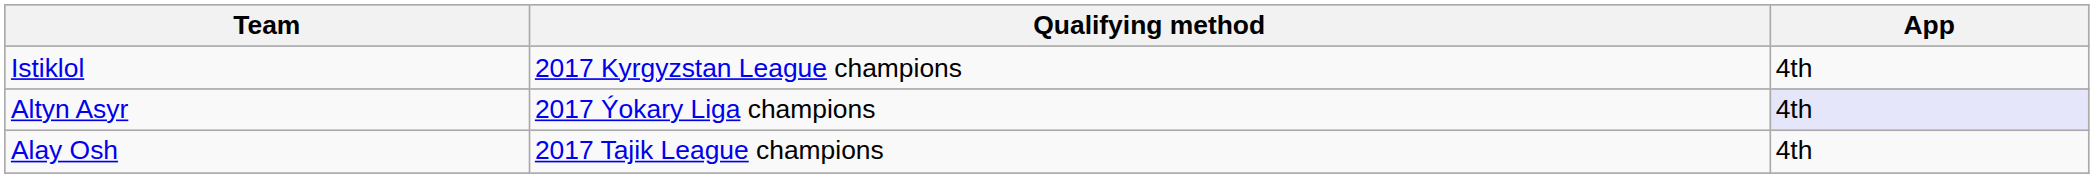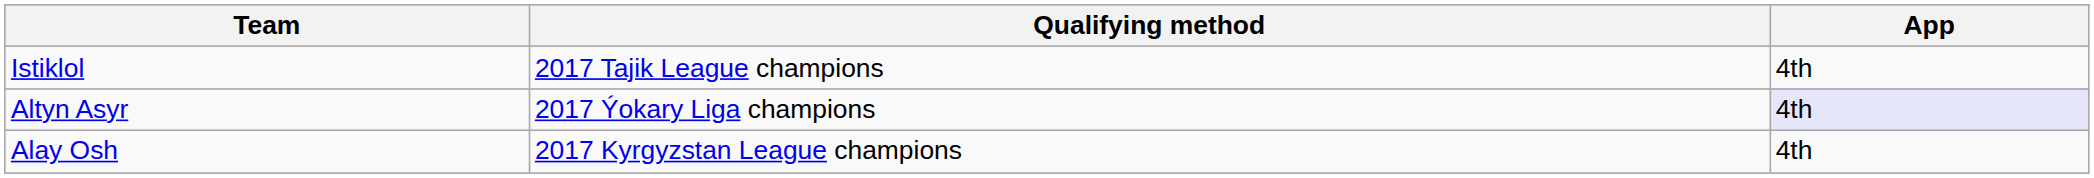(748, 67) 2017 Kyrgyzstan League champions -> (709, 67) 2017 Tajik League champions
(709, 151) 2017 Tajik League champions -> (748, 151) 2017 Kyrgyzstan League champions
